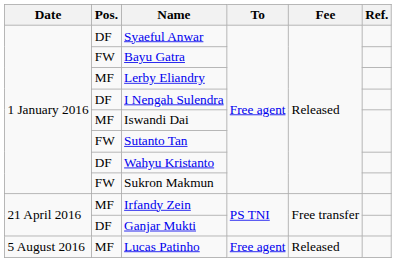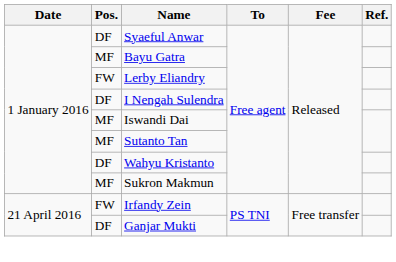(105, 57) FW -> (104, 57) MF
(104, 78) MF -> (105, 78) FW
(105, 141) FW -> (104, 141) MF
(105, 183) FW -> (104, 183) MF
(104, 204) MF -> (105, 204) FW
- row: (162, 246)
